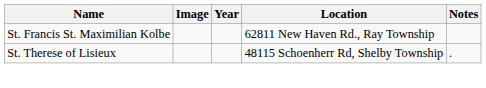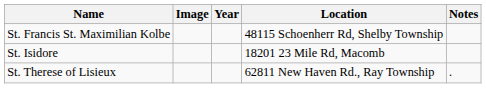(339, 33) 62811 New Haven Rd., Ray Township -> (344, 33) 48115 Schoenherr Rd, Shelby Township
+ row: (33, 53)
(344, 53) 48115 Schoenherr Rd, Shelby Township -> (339, 72) 62811 New Haven Rd., Ray Township
